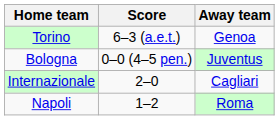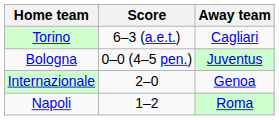(235, 37) Genoa -> (235, 37) Cagliari
(235, 81) Cagliari -> (235, 81) Genoa
